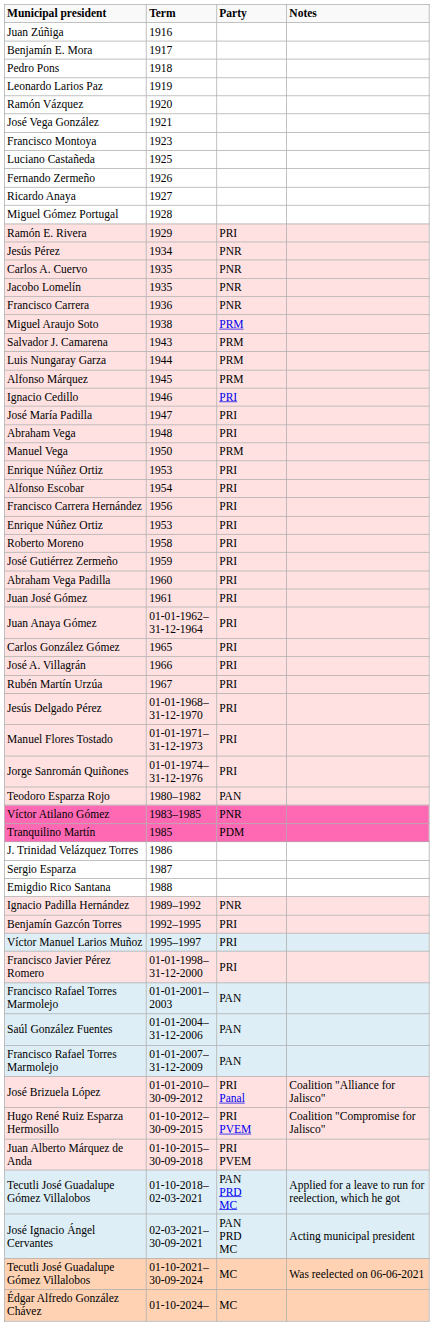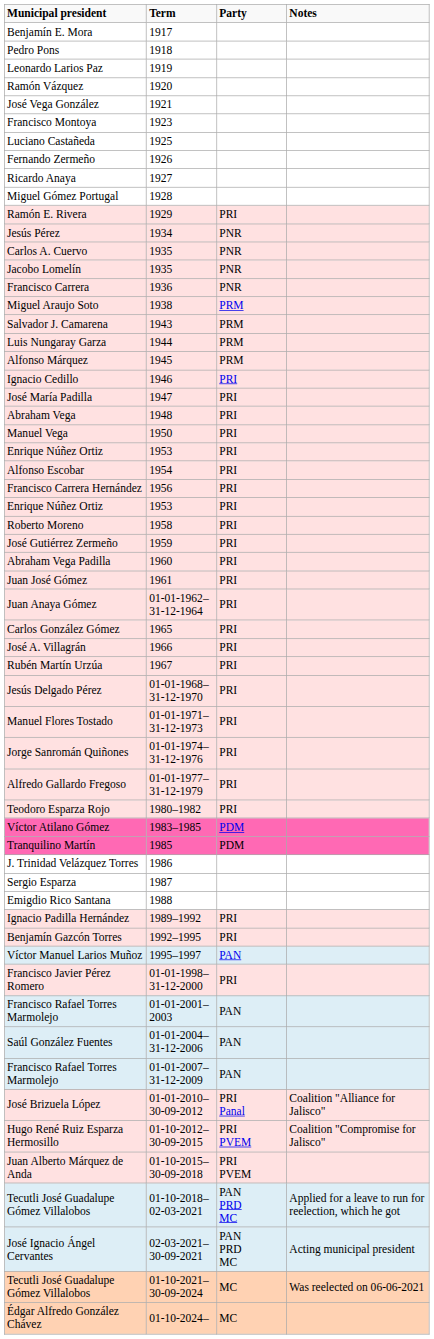- row: (35, 31)
(231, 452) PRM -> (228, 433) PRI
+ row: (67, 784)
(230, 796) PAN -> (228, 809) PRI
(230, 814) PNR -> (232, 827) PDM
(230, 905) PNR -> (228, 918) PRI
(228, 942) PRI -> (230, 955) PAN
